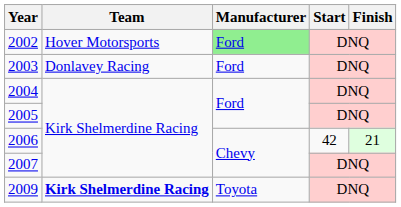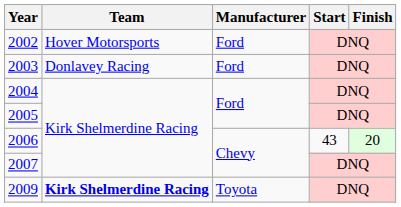(230, 41) lightgreen background -> (230, 41) no background
(329, 140) 42 -> (329, 140) 43
(373, 140) 21 -> (373, 140) 20
